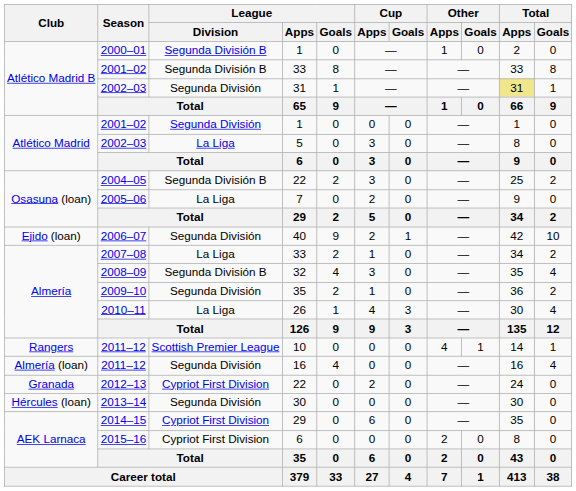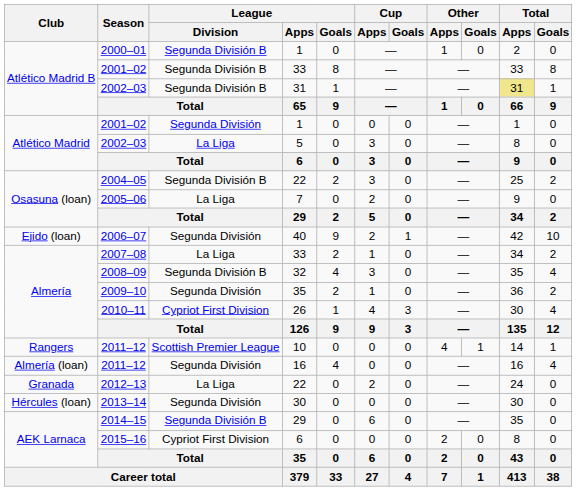(216, 87) Segunda División -> (216, 87) Segunda División B
(216, 310) La Liga -> (216, 310) Cypriot First Division
(216, 384) Cypriot First Division -> (216, 384) La Liga
(216, 421) Cypriot First Division -> (216, 421) Segunda División B
